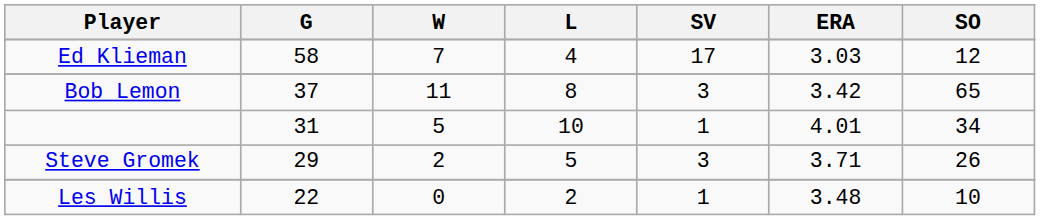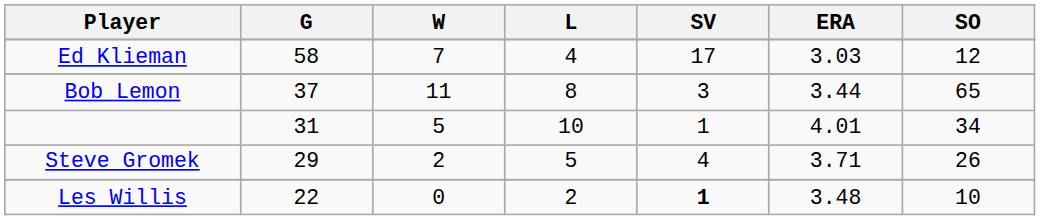(836, 92) 3.42 -> (836, 92) 3.44
(703, 162) 3 -> (703, 162) 4
(703, 197) normal -> (703, 197) bold
